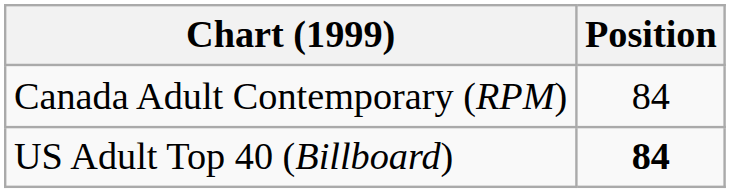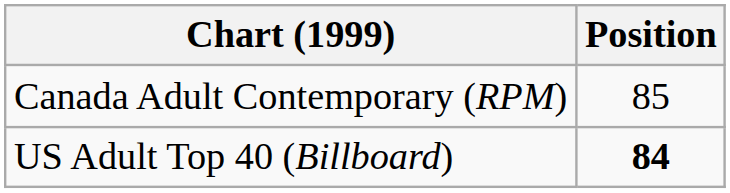(651, 95) 84 -> (651, 95) 85
